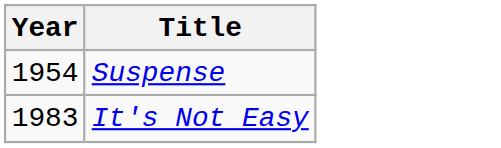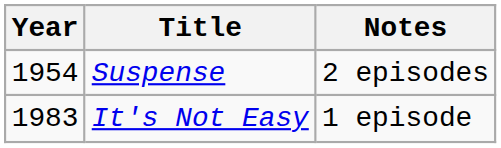+ column: (406, 28)
